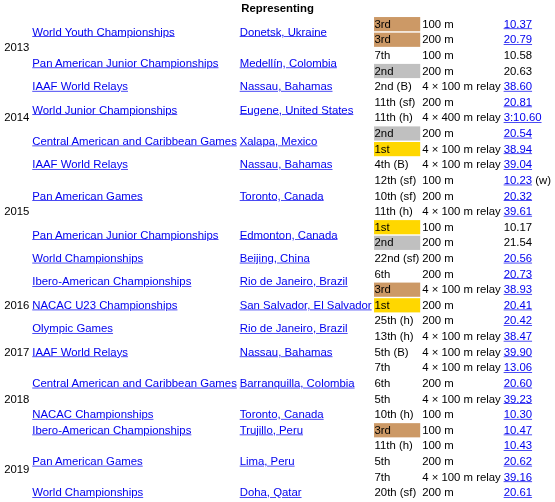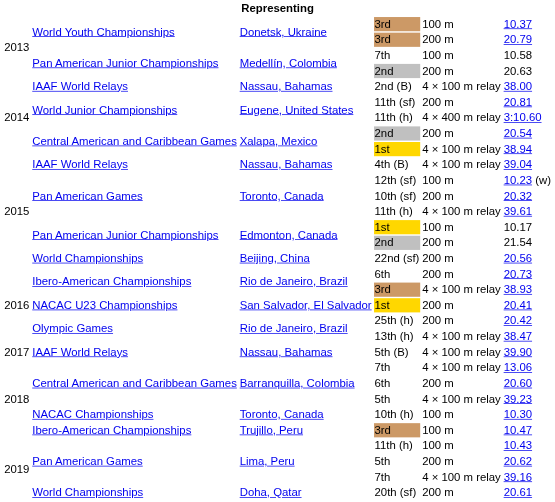(518, 86) 38.60 -> (518, 86) 38.00
